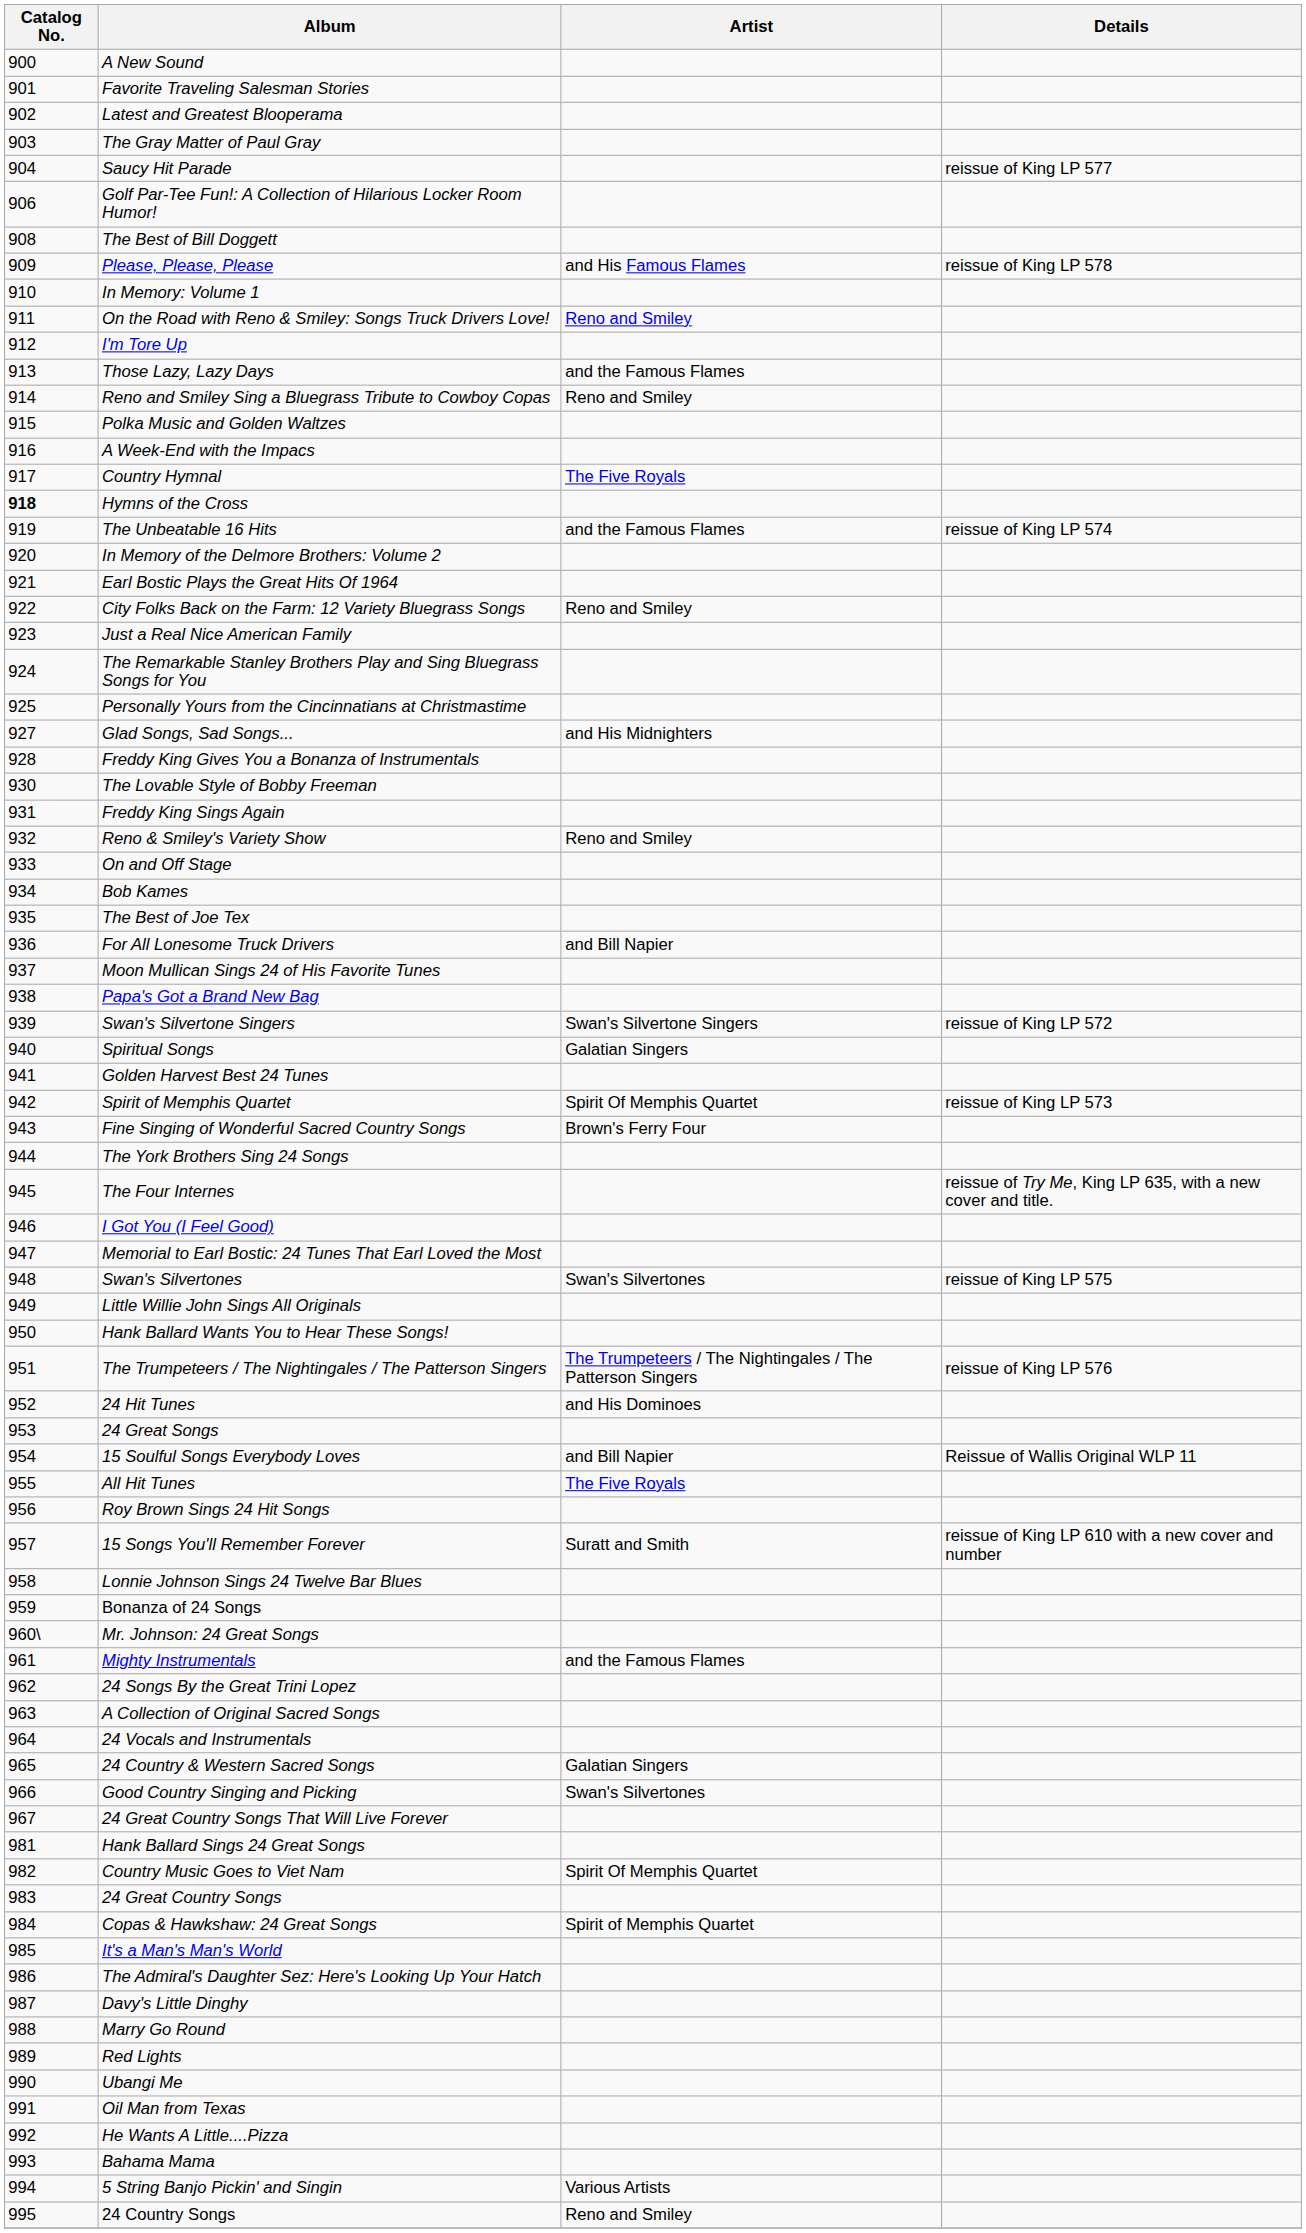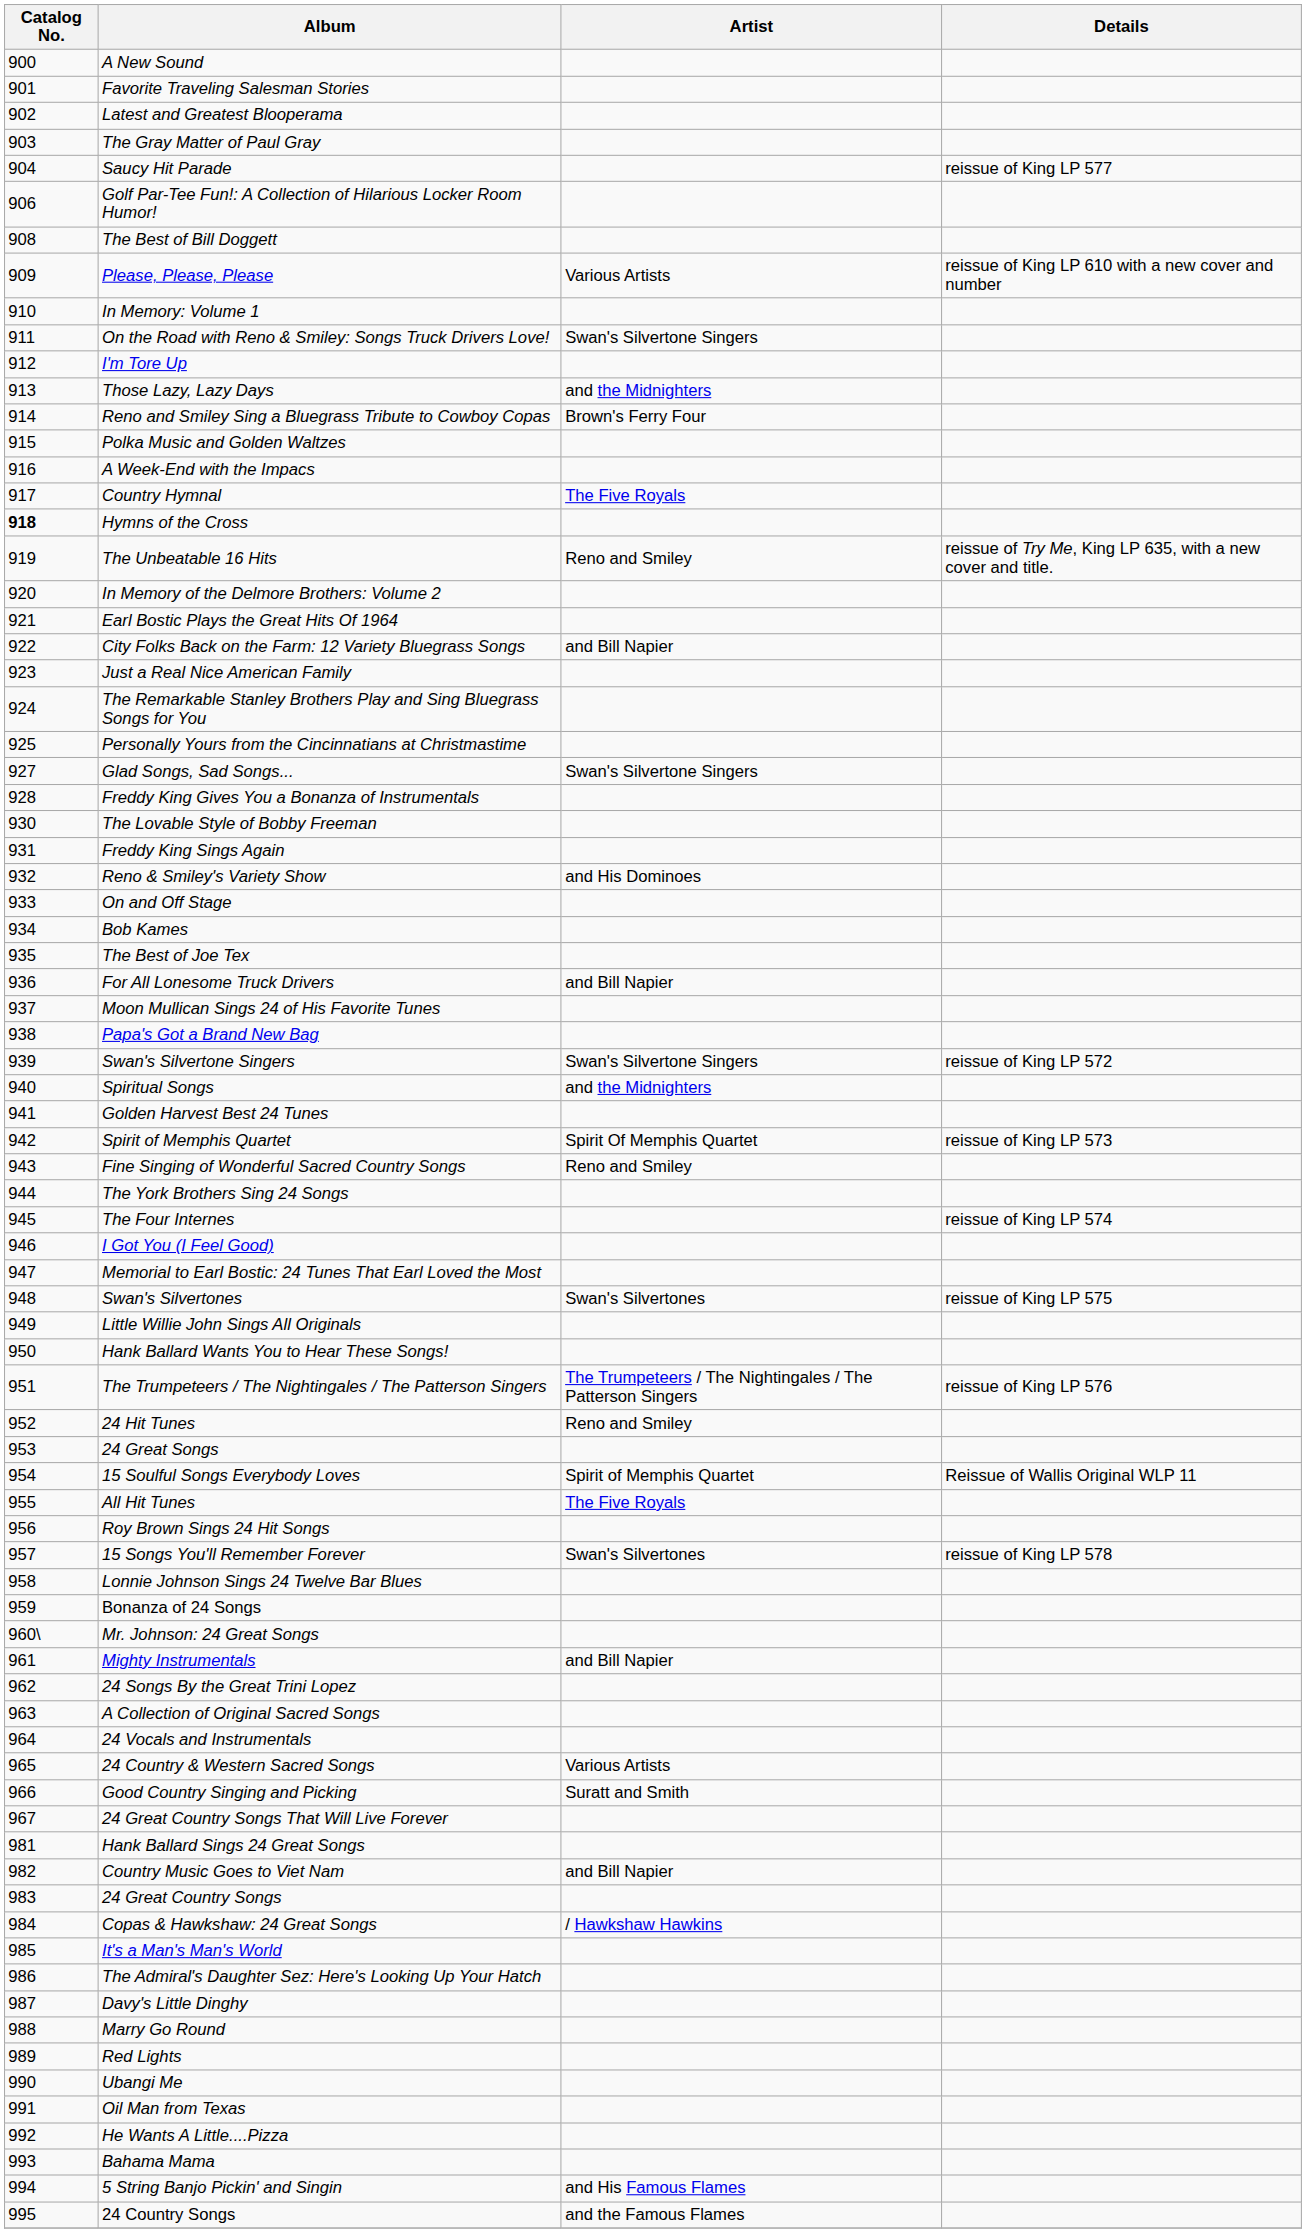(655, 266) and His Famous Flames -> (618, 275) Various Artists
(1029, 266) reissue of King LP 578 -> (1109, 275) reissue of King LP 610 with a new cover and number
(628, 319) Reno and Smiley -> (662, 337) Swan's Silvertone Singers
(655, 371) and the Famous Flames -> (638, 390) and the Midnighters
(628, 398) Reno and Smiley -> (636, 416) Brown's Ferry Four
(655, 530) and the Famous Flames -> (628, 558) Reno and Smiley
(1029, 530) reissue of King LP 574 -> (1103, 558) reissue of Try Me, King LP 635, with a new cover and title.
(628, 609) Reno and Smiley -> (619, 646) and Bill Napier
(639, 733) and His Midnighters -> (662, 771) Swan's Silvertone Singers
(628, 839) Reno and Smiley -> (633, 876) and His Dominoes
(627, 1050) Galatian Singers -> (638, 1087) and the Midnighters
(636, 1129) Brown's Ferry Four -> (628, 1166) Reno and Smiley
(1103, 1191) reissue of Try Me, King LP 635, with a new cover and title. -> (1029, 1219) reissue of King LP 574
(633, 1404) and His Dominoes -> (628, 1423) Reno and Smiley
(619, 1457) and Bill Napier -> (659, 1475) Spirit of Memphis Quartet
(627, 1545) Suratt and Smith -> (635, 1555) Swan's Silvertones
(1109, 1545) reissue of King LP 610 with a new cover and number -> (1029, 1555) reissue of King LP 578
(655, 1660) and the Famous Flames -> (619, 1660) and Bill Napier
(627, 1766) Galatian Singers -> (618, 1766) Various Artists
(635, 1792) Swan's Silvertones -> (627, 1792) Suratt and Smith
(661, 1871) Spirit Of Memphis Quartet -> (619, 1871) and Bill Napier
(659, 1924) Spirit of Memphis Quartet -> (644, 1924) / Hawkshaw Hawkins
(618, 2188) Various Artists -> (655, 2188) and His Famous Flames
(628, 2214) Reno and Smiley -> (655, 2214) and the Famous Flames
